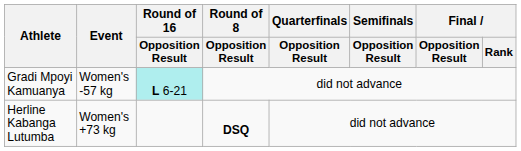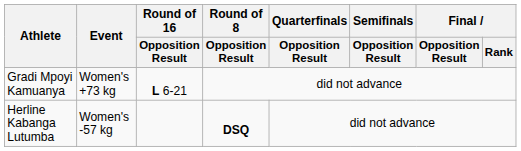(104, 84) Women's -57 kg -> (104, 84) Women's +73 kg
(169, 91) paleturquoise background -> (169, 91) no background
(104, 124) Women's +73 kg -> (104, 124) Women's -57 kg
